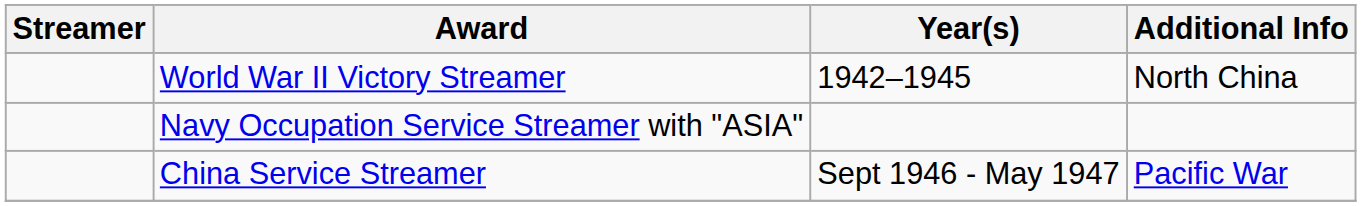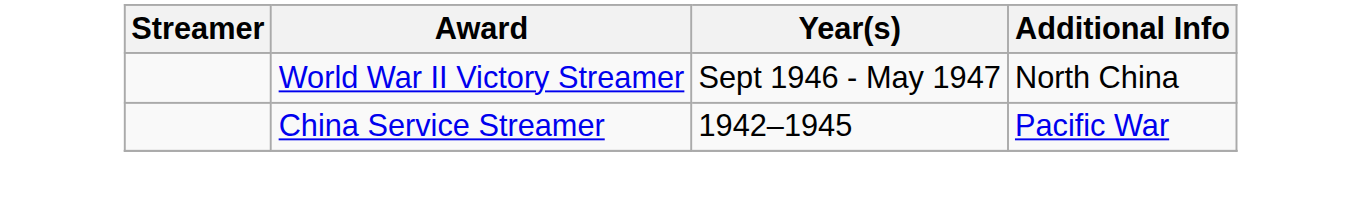(894, 77) 1942–1945 -> (850, 77) Sept 1946 - May 1947
- row: (482, 126)
(968, 175) Sept 1946 - May 1947 -> (775, 126) 1942–1945
